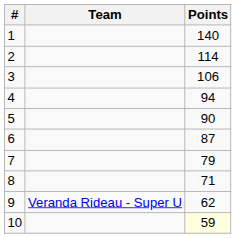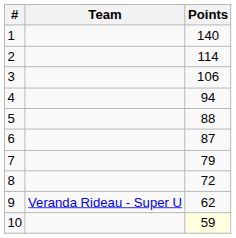(208, 118) 90 -> (208, 118) 88
(208, 181) 71 -> (208, 181) 72
